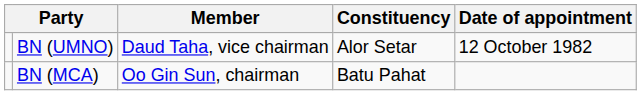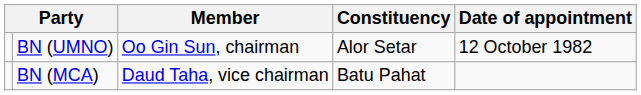(225, 47) Daud Taha, vice chairman -> (210, 47) Oo Gin Sun, chairman
(210, 75) Oo Gin Sun, chairman -> (225, 75) Daud Taha, vice chairman
